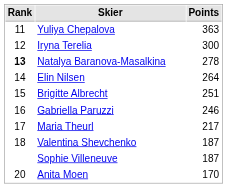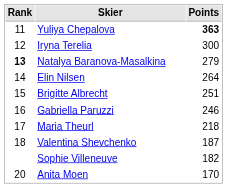(211, 30) normal -> (211, 30) bold
(211, 62) 278 -> (211, 62) 279
(211, 126) 217 -> (211, 126) 218
(211, 158) 187 -> (211, 158) 182
